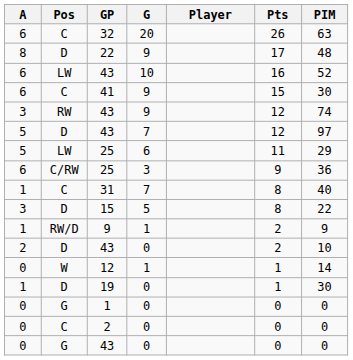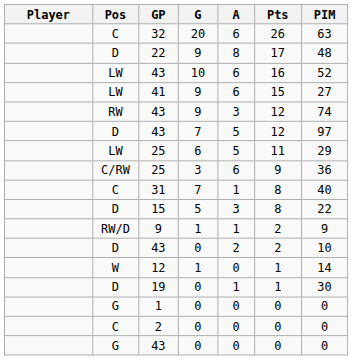columns swapped: (210, 14) <-> (23, 14)
(64, 92) C -> (115, 92) LW
(325, 92) 30 -> (325, 92) 27
